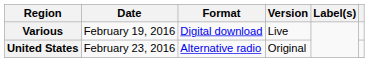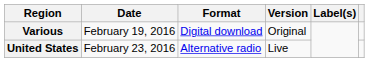(278, 31) Live -> (287, 31) Original
(287, 48) Original -> (278, 48) Live
